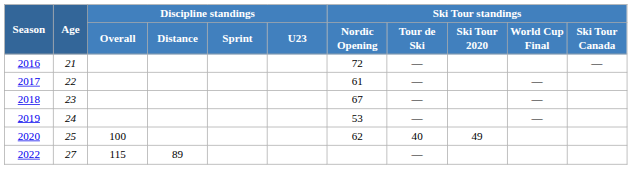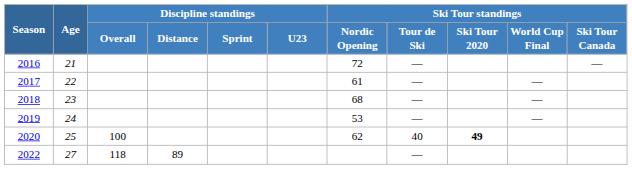(357, 100) 67 -> (357, 100) 68
(477, 136) normal -> (477, 136) bold
(118, 155) 115 -> (118, 155) 118
